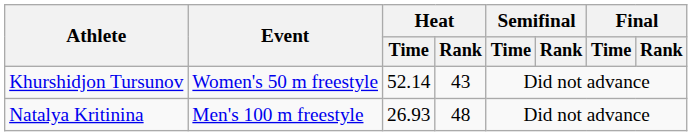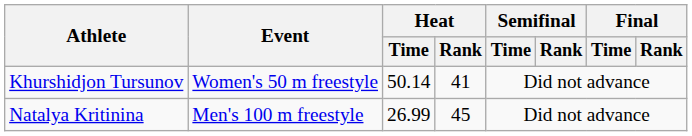(409, 82) 52.14 -> (409, 82) 50.14
(461, 82) 43 -> (461, 82) 41
(409, 114) 26.93 -> (409, 114) 26.99
(461, 114) 48 -> (461, 114) 45
